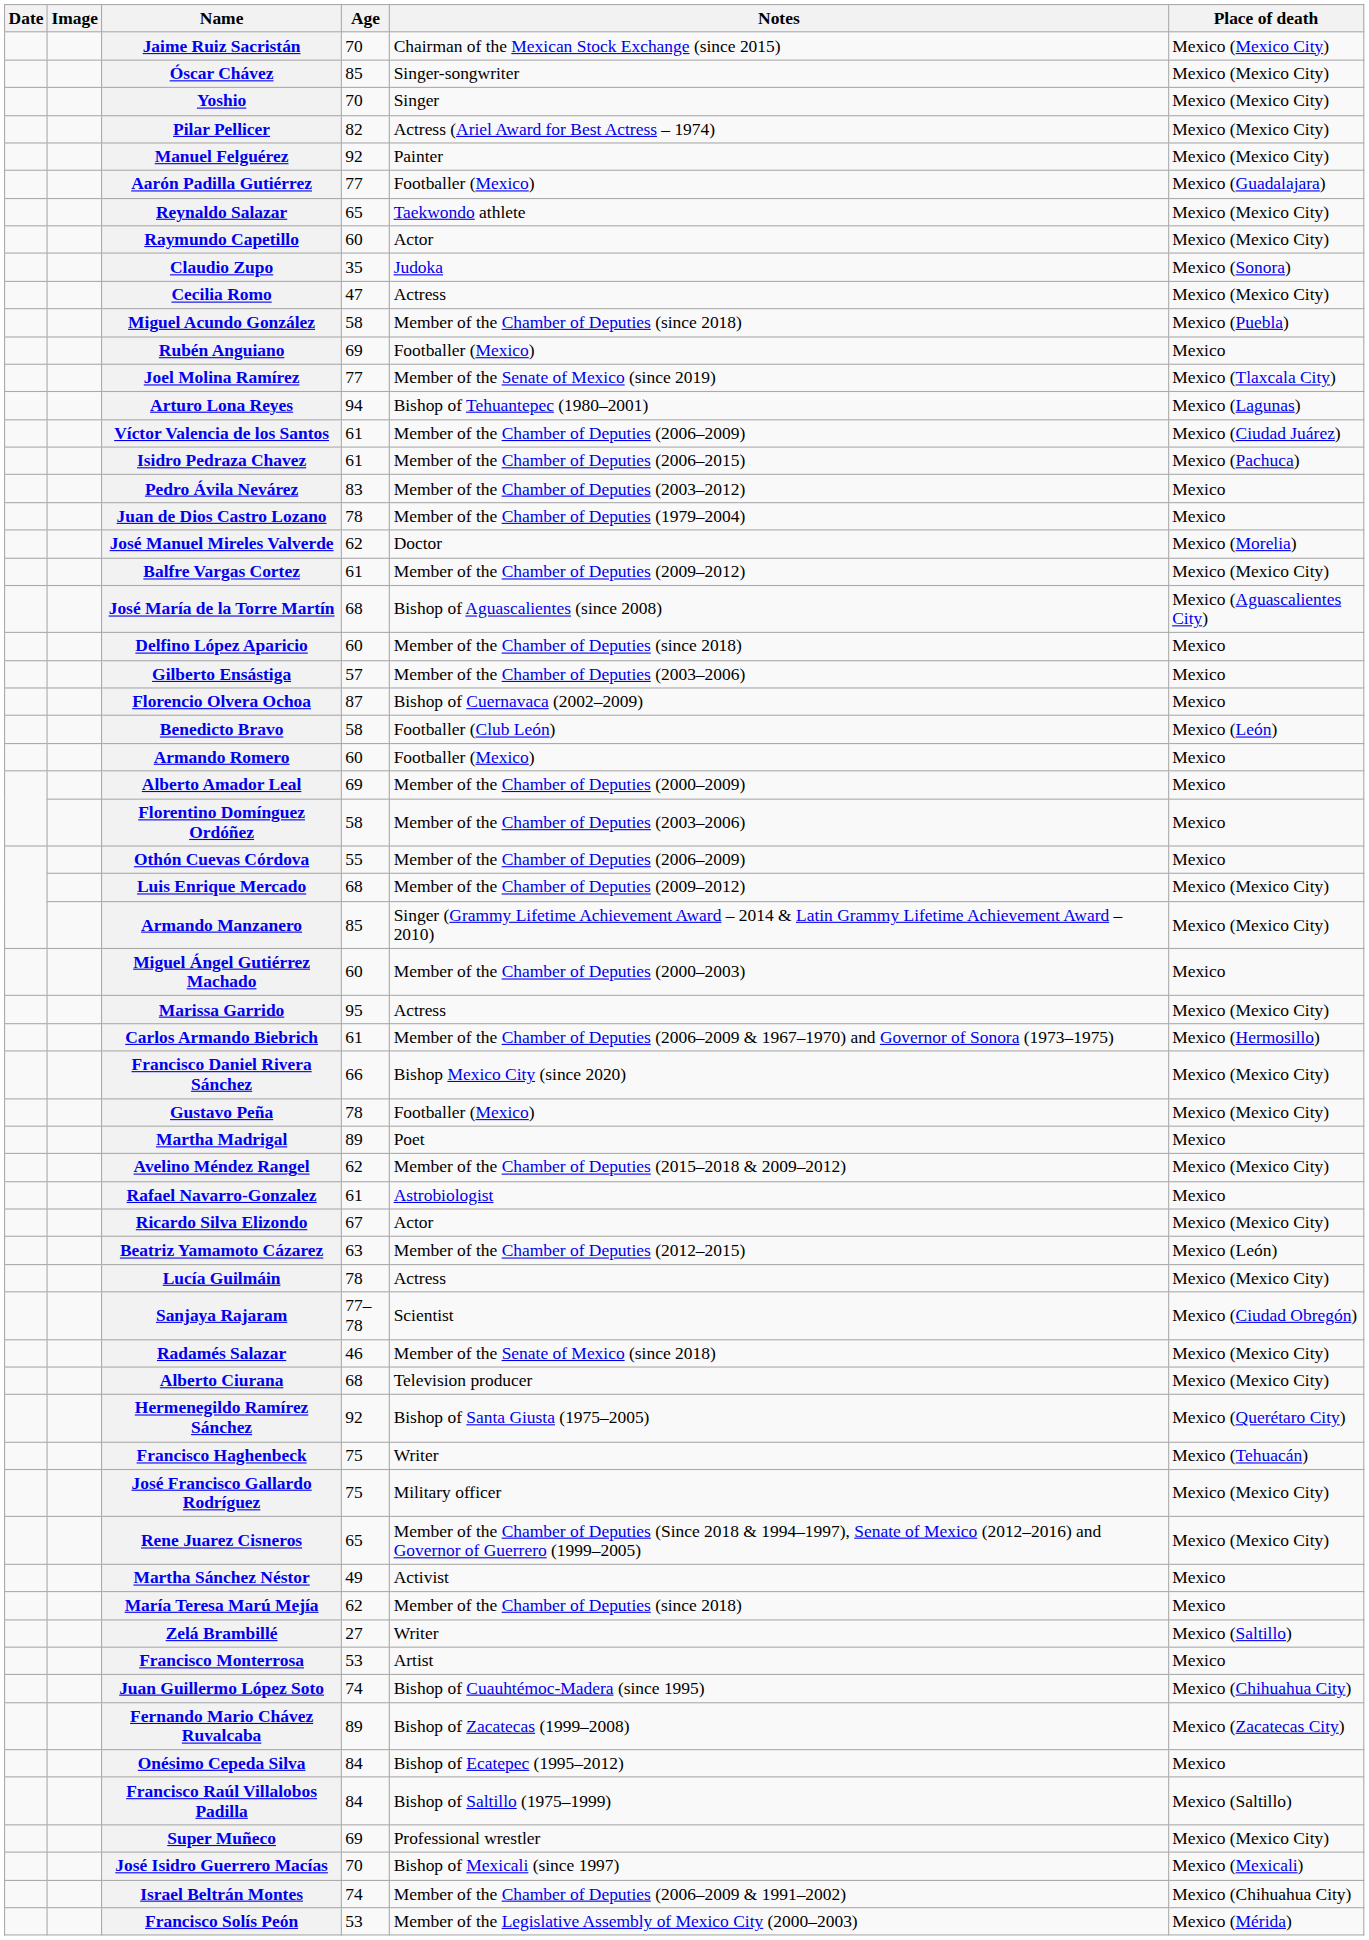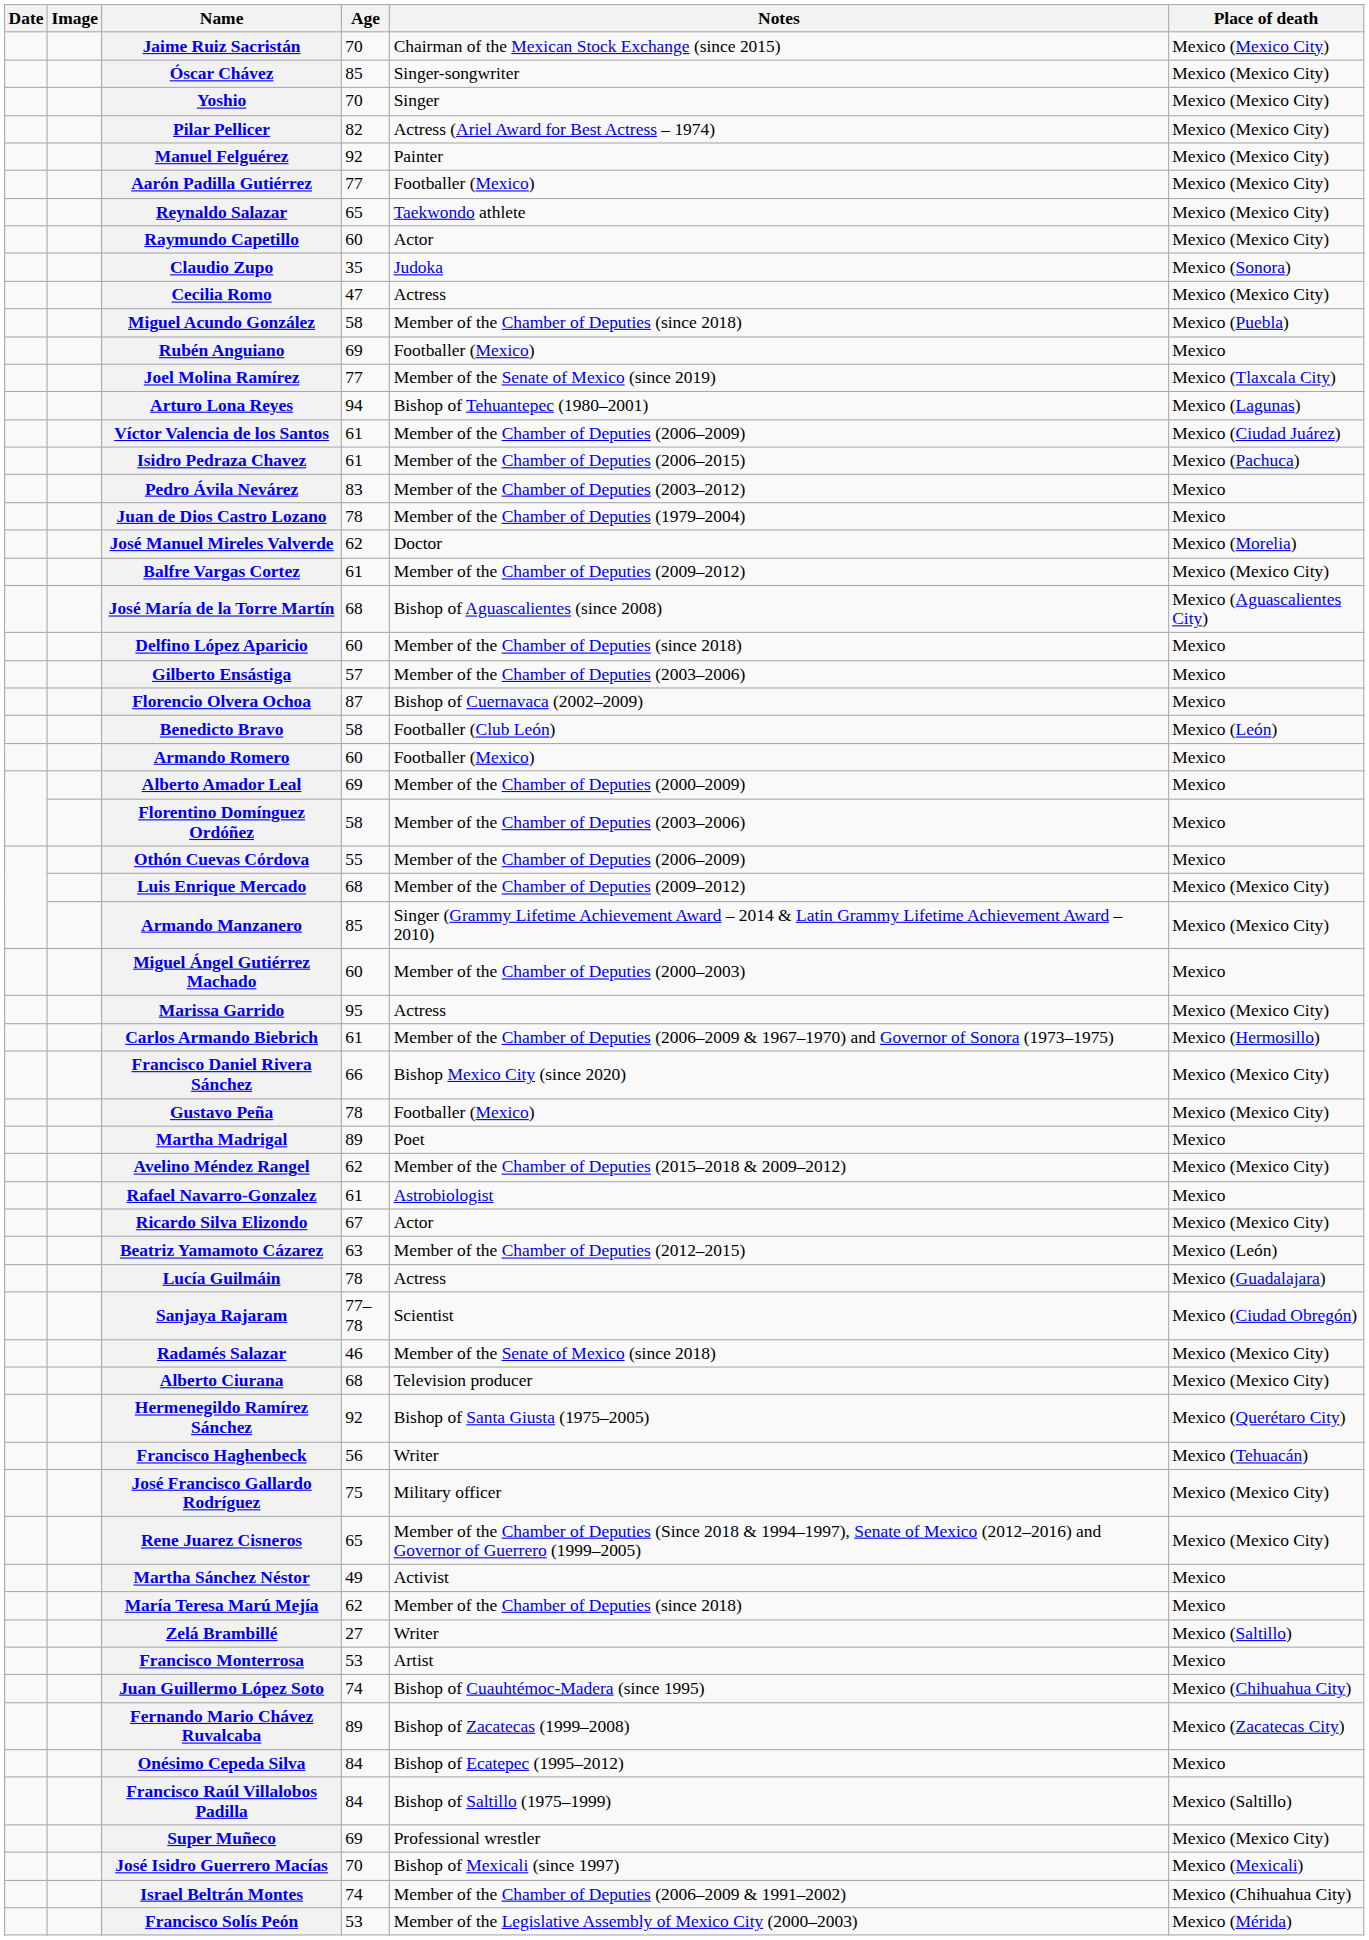(1249, 184) Mexico (Guadalajara) -> (1251, 184) Mexico (Mexico City)
(1251, 1278) Mexico (Mexico City) -> (1249, 1278) Mexico (Guadalajara)
(354, 1455) 75 -> (354, 1455) 56
